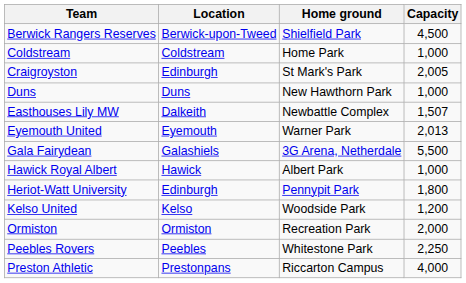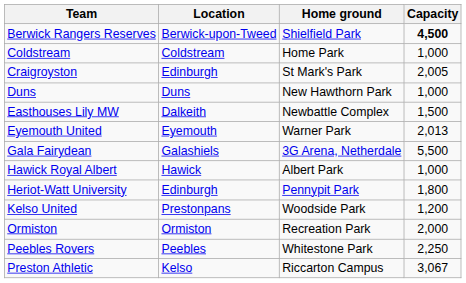(433, 33) normal -> (433, 33) bold
(433, 111) 1,507 -> (433, 111) 1,500
(177, 209) Kelso -> (196, 209) Prestonpans
(196, 268) Prestonpans -> (177, 268) Kelso
(433, 268) 4,000 -> (433, 268) 3,067
